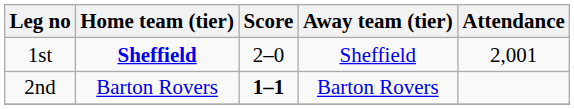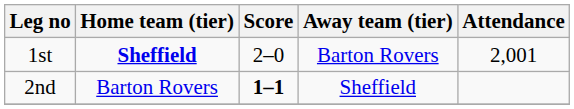(378, 54) Sheffield -> (378, 54) Barton Rovers
(378, 87) Barton Rovers -> (378, 87) Sheffield
